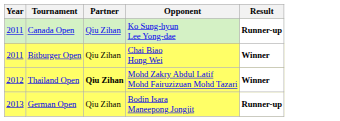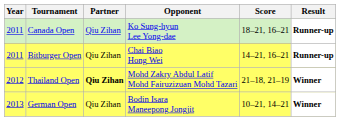+ column: (265, 12)
(256, 55) Winner -> (313, 55) Runner-up
(262, 104) Runner-up -> (307, 104) Winner
